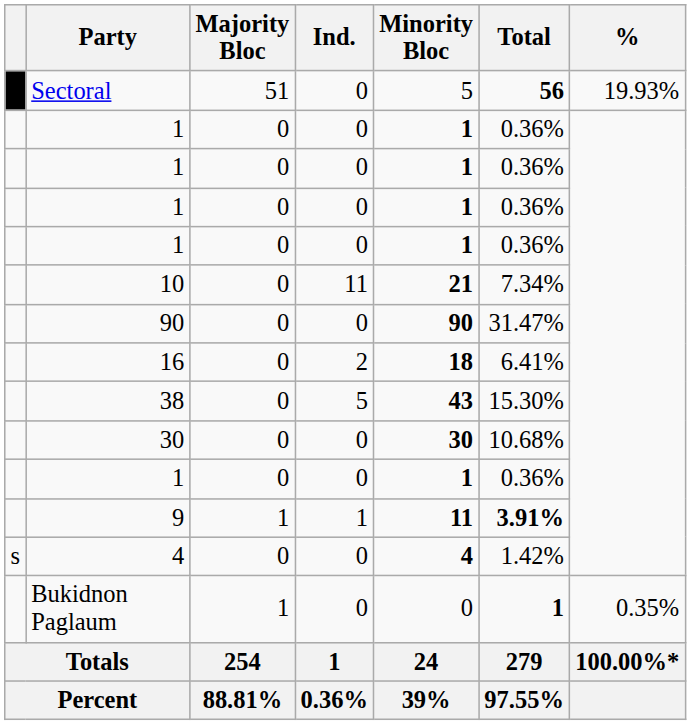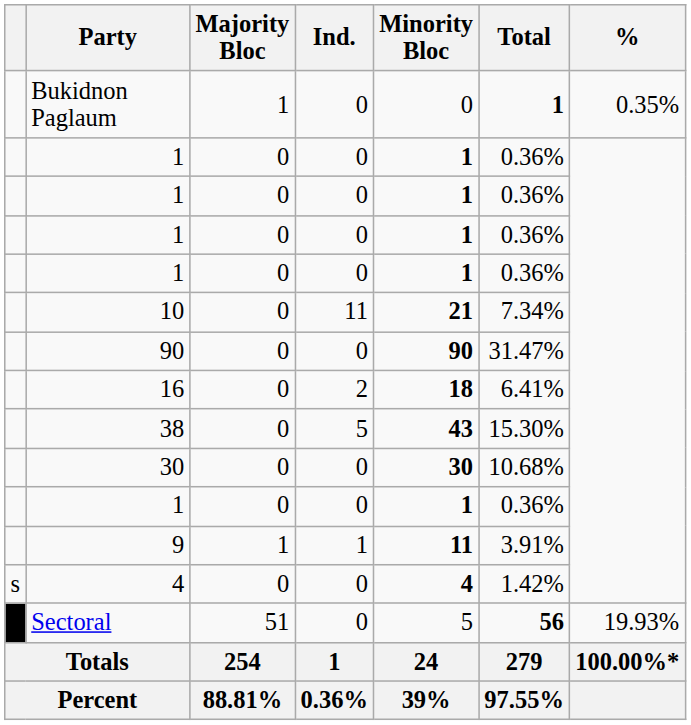rows swapped: (80, 608) <-> (71, 90)
(530, 517) bold -> (532, 544) normal
